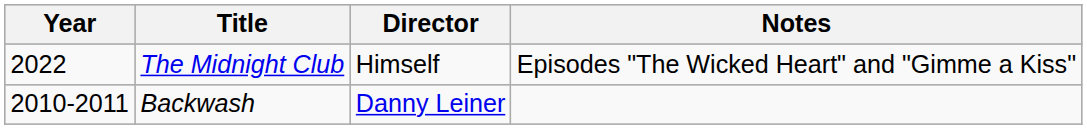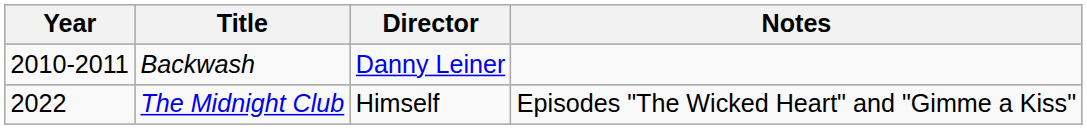rows swapped: (198, 104) <-> (242, 64)
